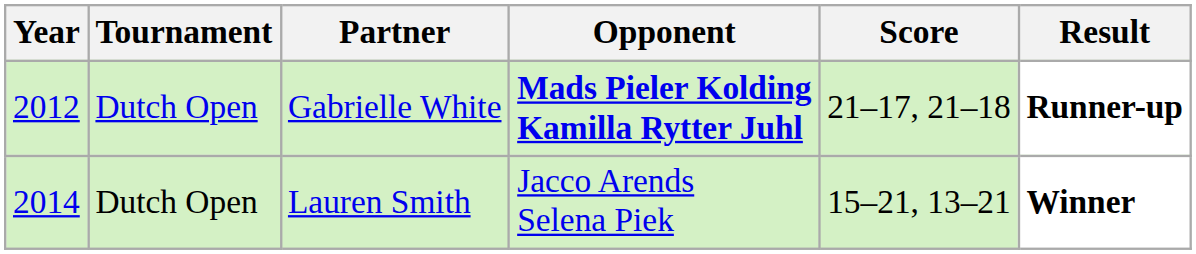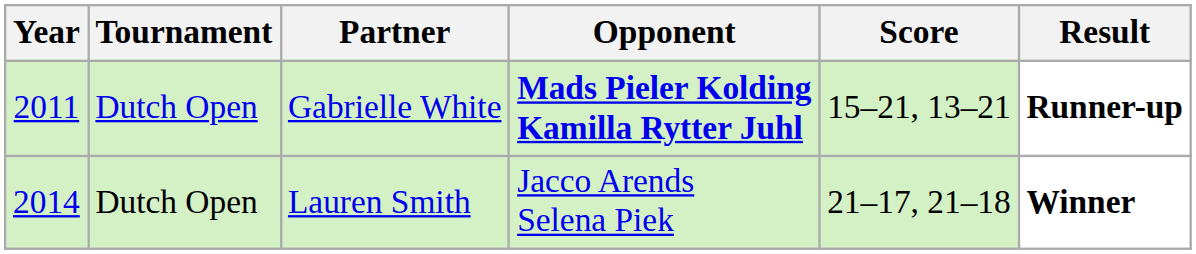(46, 107) 2012 -> (46, 107) 2011
(919, 107) 21–17, 21–18 -> (919, 107) 15–21, 13–21
(919, 201) 15–21, 13–21 -> (919, 201) 21–17, 21–18
